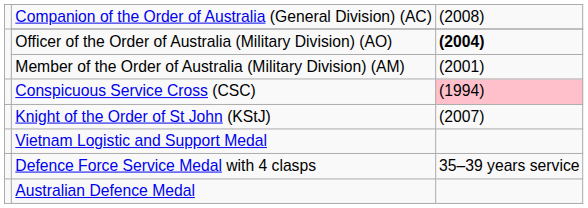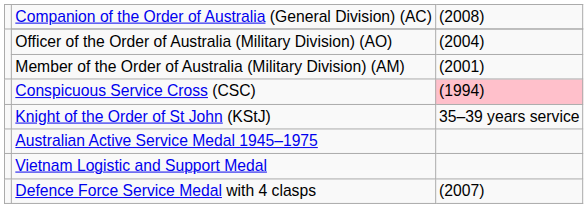(462, 41) bold -> (462, 41) normal
(462, 116) (2007) -> (509, 116) 35–39 years service
+ row: (167, 141)
(509, 166) 35–39 years service -> (462, 191) (2007)
- row: (105, 191)
